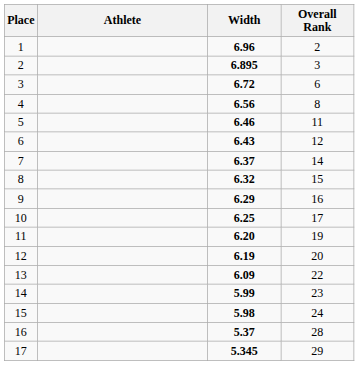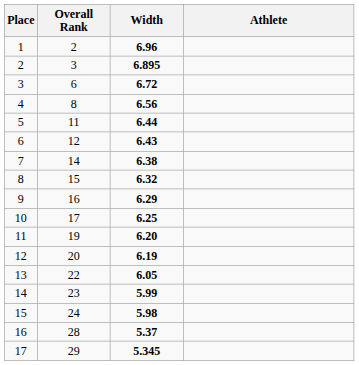columns swapped: (122, 20) <-> (317, 20)
(244, 122) 6.46 -> (147, 122) 6.44
(244, 160) 6.37 -> (147, 160) 6.38
(244, 274) 6.09 -> (147, 274) 6.05
